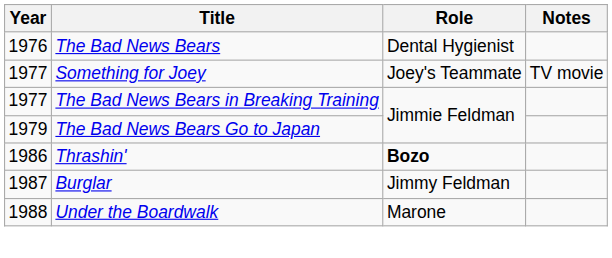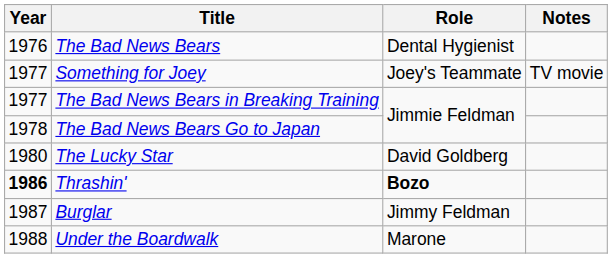(28, 128) 1979 -> (28, 128) 1978
+ row: (114, 156)
(28, 156) normal -> (28, 184) bold
